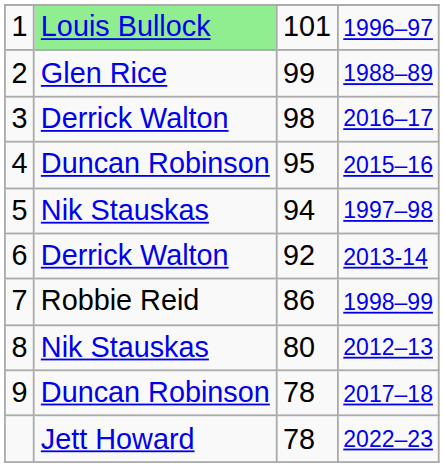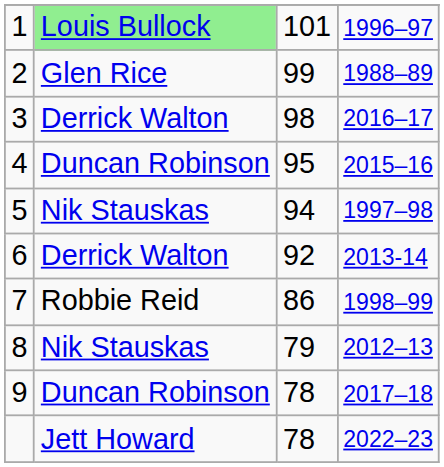(299, 347) 80 -> (299, 347) 79
